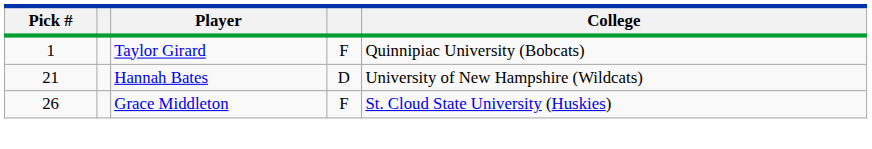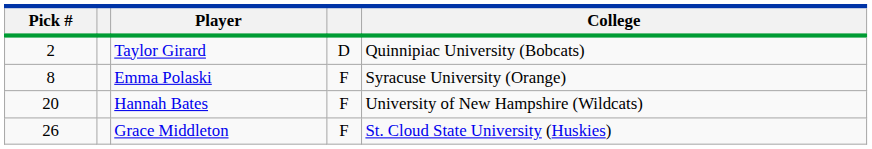(51, 50) 1 -> (51, 50) 2
(344, 50) F -> (344, 50) D
+ row: (163, 77)
(51, 77) 21 -> (51, 104) 20
(344, 77) D -> (344, 104) F
